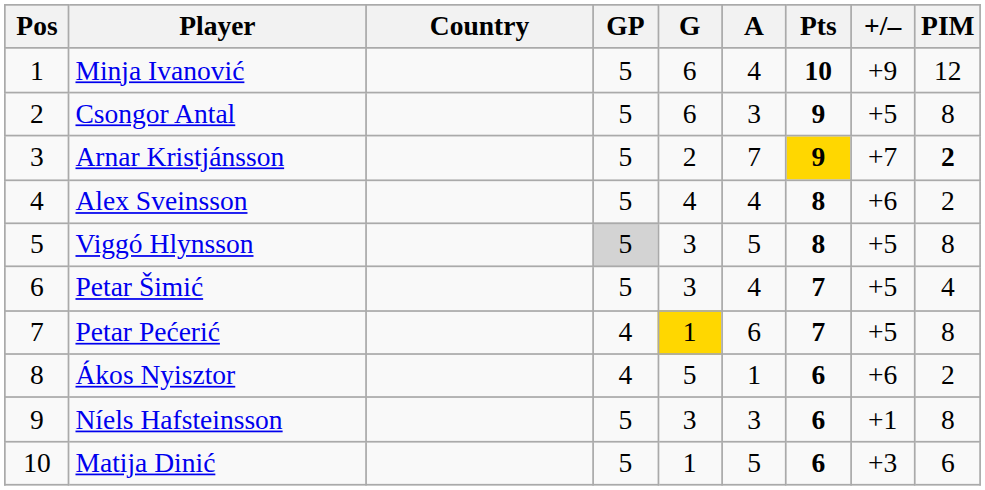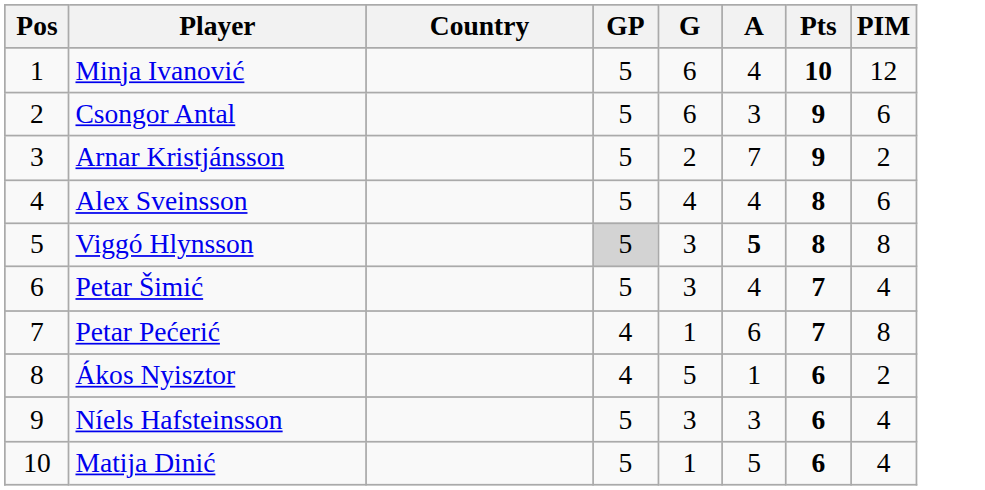- column: (883, 26)
(948, 113) 8 -> (884, 113) 6
(818, 157) gold background -> (818, 157) no background
(948, 157) bold -> (884, 157) normal
(948, 200) 2 -> (884, 200) 6
(754, 244) normal -> (754, 244) bold
(690, 331) gold background -> (690, 331) no background
(948, 419) 8 -> (884, 419) 4
(948, 462) 6 -> (884, 462) 4
